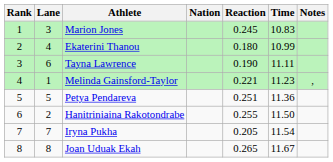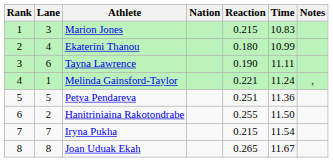(245, 30) 0.245 -> (245, 30) 0.215
(283, 81) 11.23 -> (283, 81) 11.24
(245, 132) 0.205 -> (245, 132) 0.215
